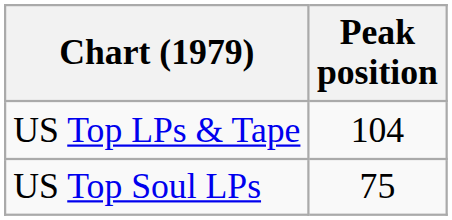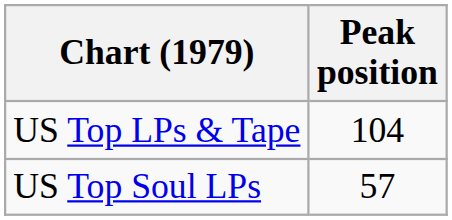(377, 186) 75 -> (377, 186) 57
